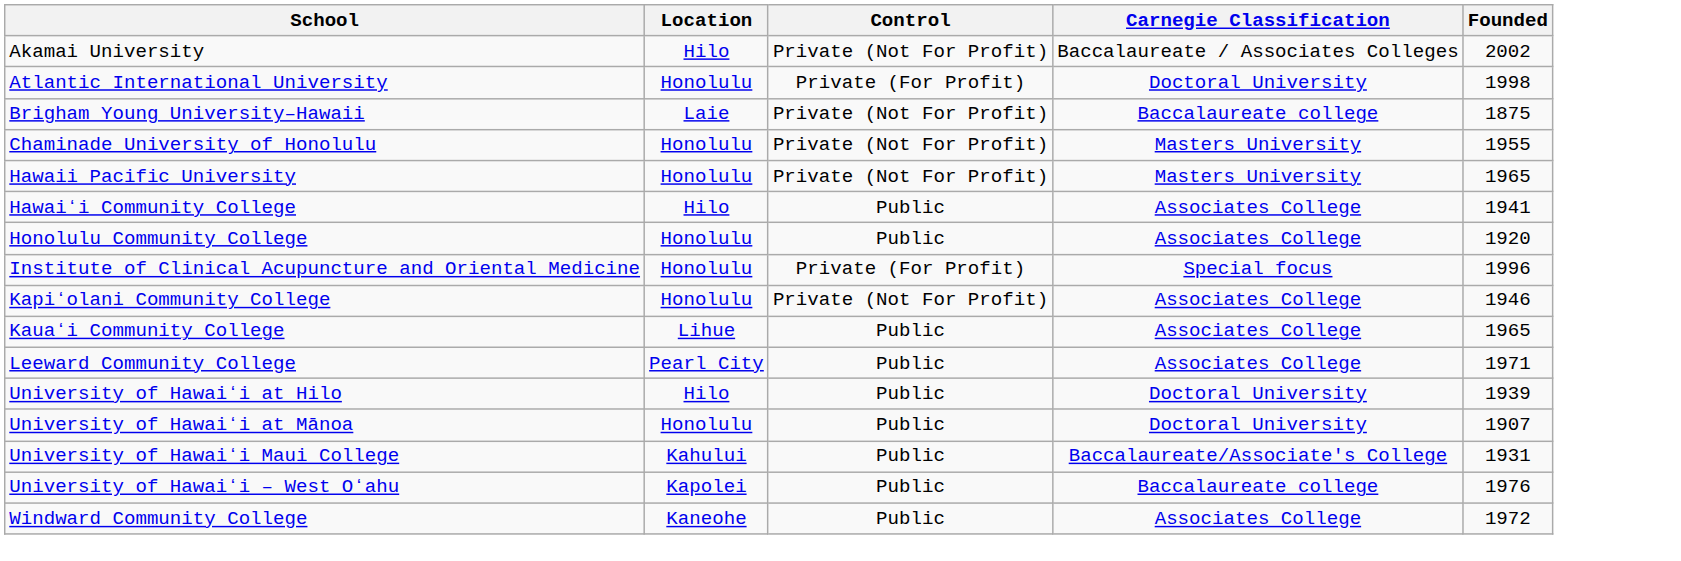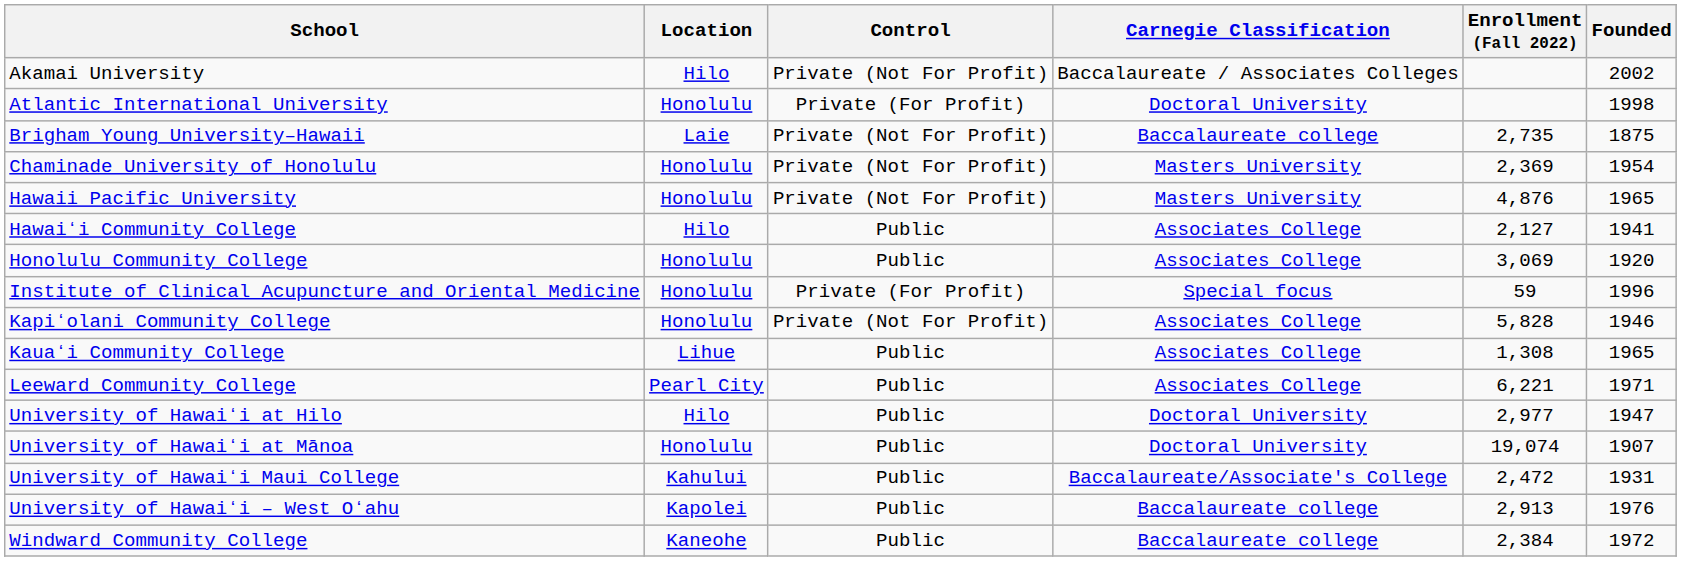+ column: (1525, 31)
(1508, 145) 1955 -> (1632, 167) 1954
(1508, 394) 1939 -> (1632, 416) 1947
(1258, 519) Associates College -> (1258, 541) Baccalaureate college
